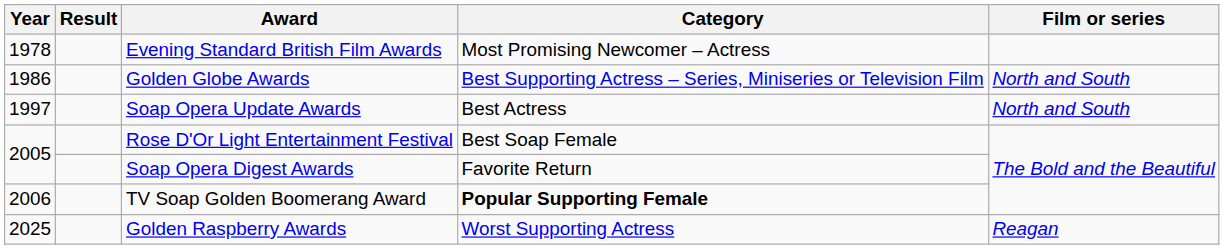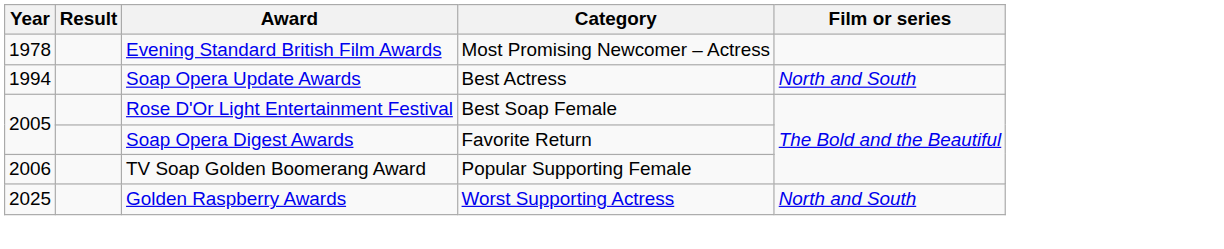- row: (218, 79)
(30, 109) 1997 -> (30, 79) 1994
(585, 199) bold -> (576, 169) normal
(1026, 229) Reagan -> (847, 199) North and South
